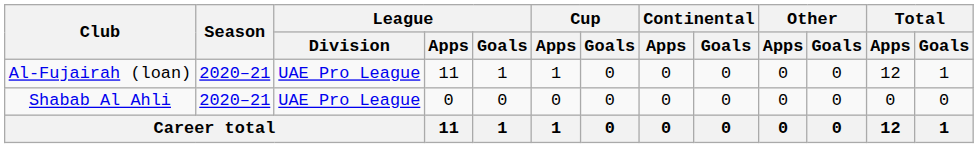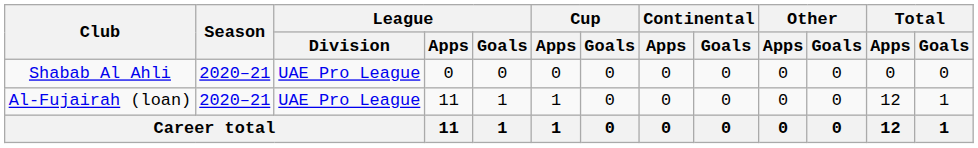rows swapped: (100, 101) <-> (100, 74)
